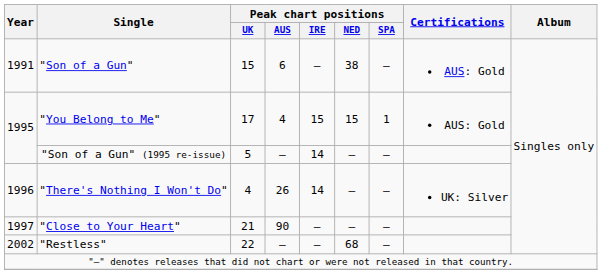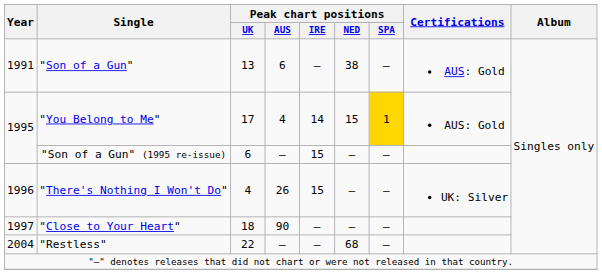(248, 65) 15 -> (248, 65) 13
(317, 119) 15 -> (317, 119) 14
(386, 119) no background -> (386, 119) gold background
(248, 154) 5 -> (248, 154) 6
(317, 154) 14 -> (317, 154) 15
(317, 190) 14 -> (317, 190) 15
(248, 226) 21 -> (248, 226) 18
(21, 244) 2002 -> (21, 244) 2004
